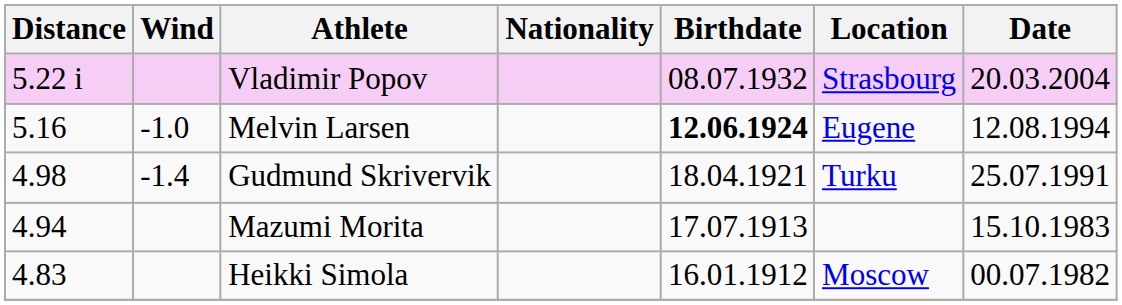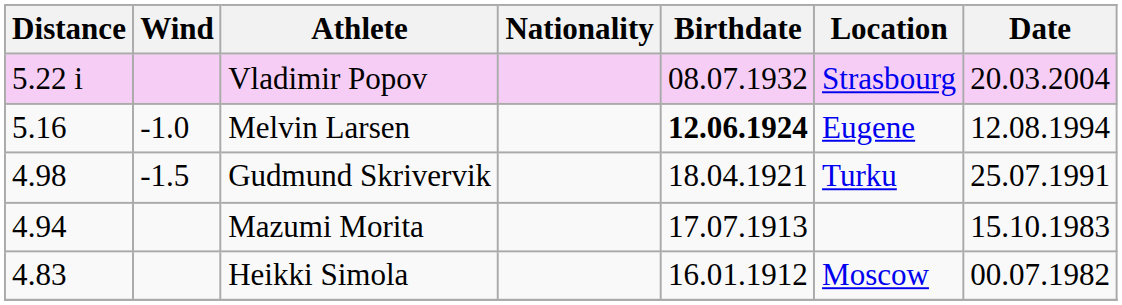(165, 176) -1.4 -> (165, 176) -1.5
